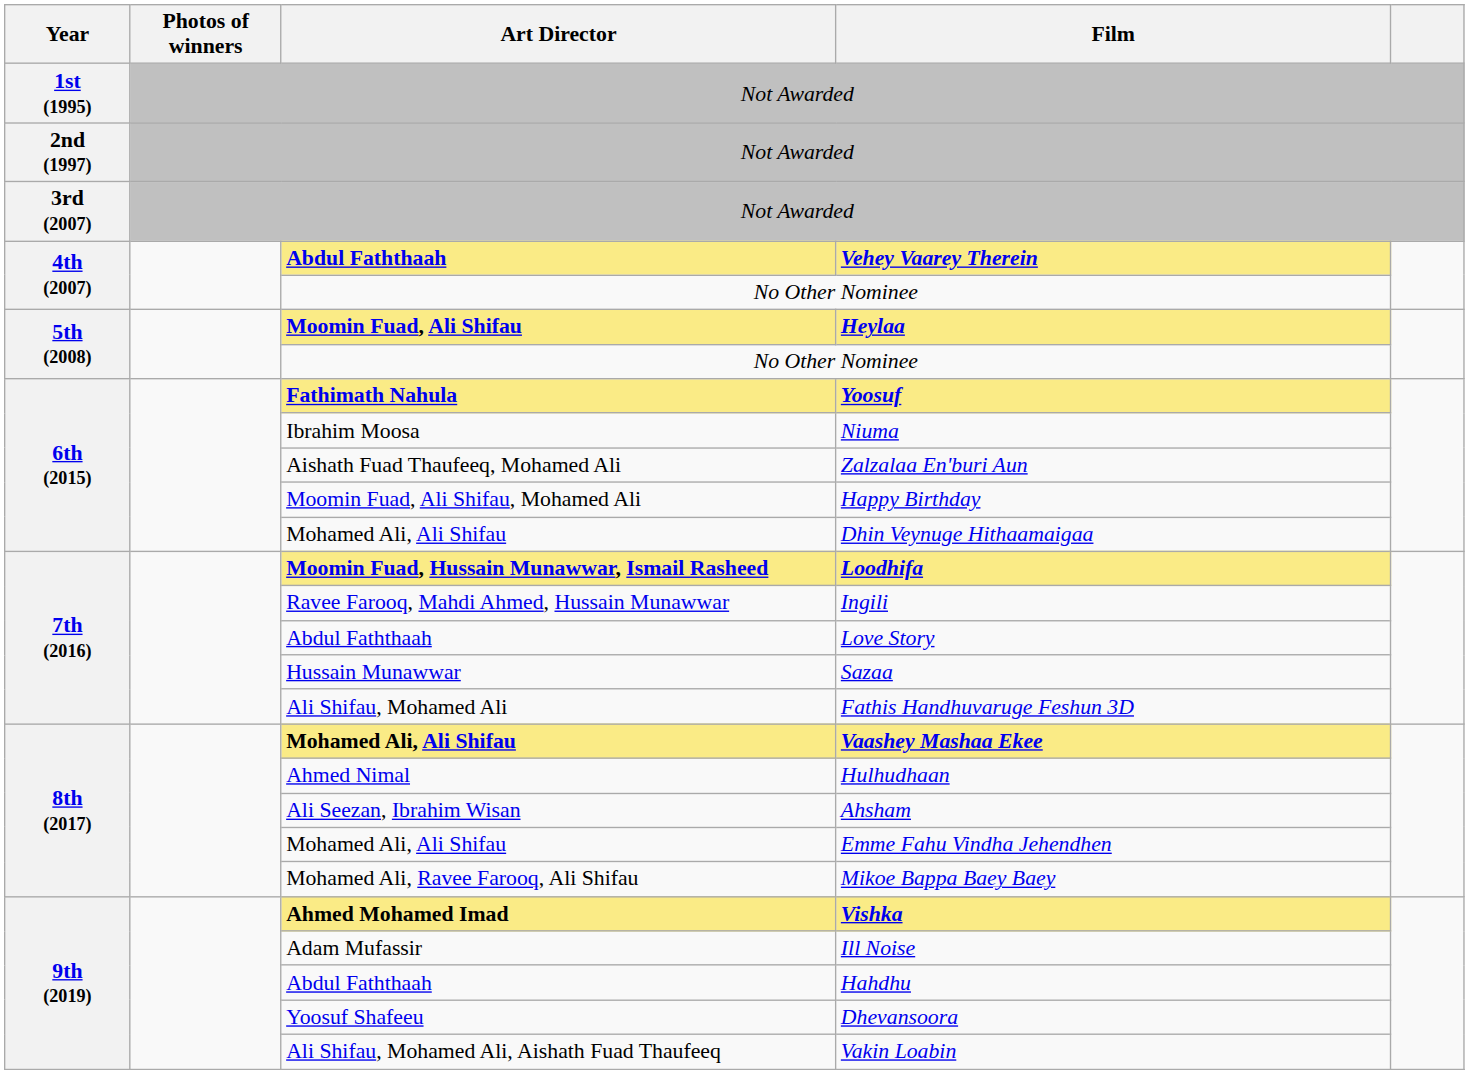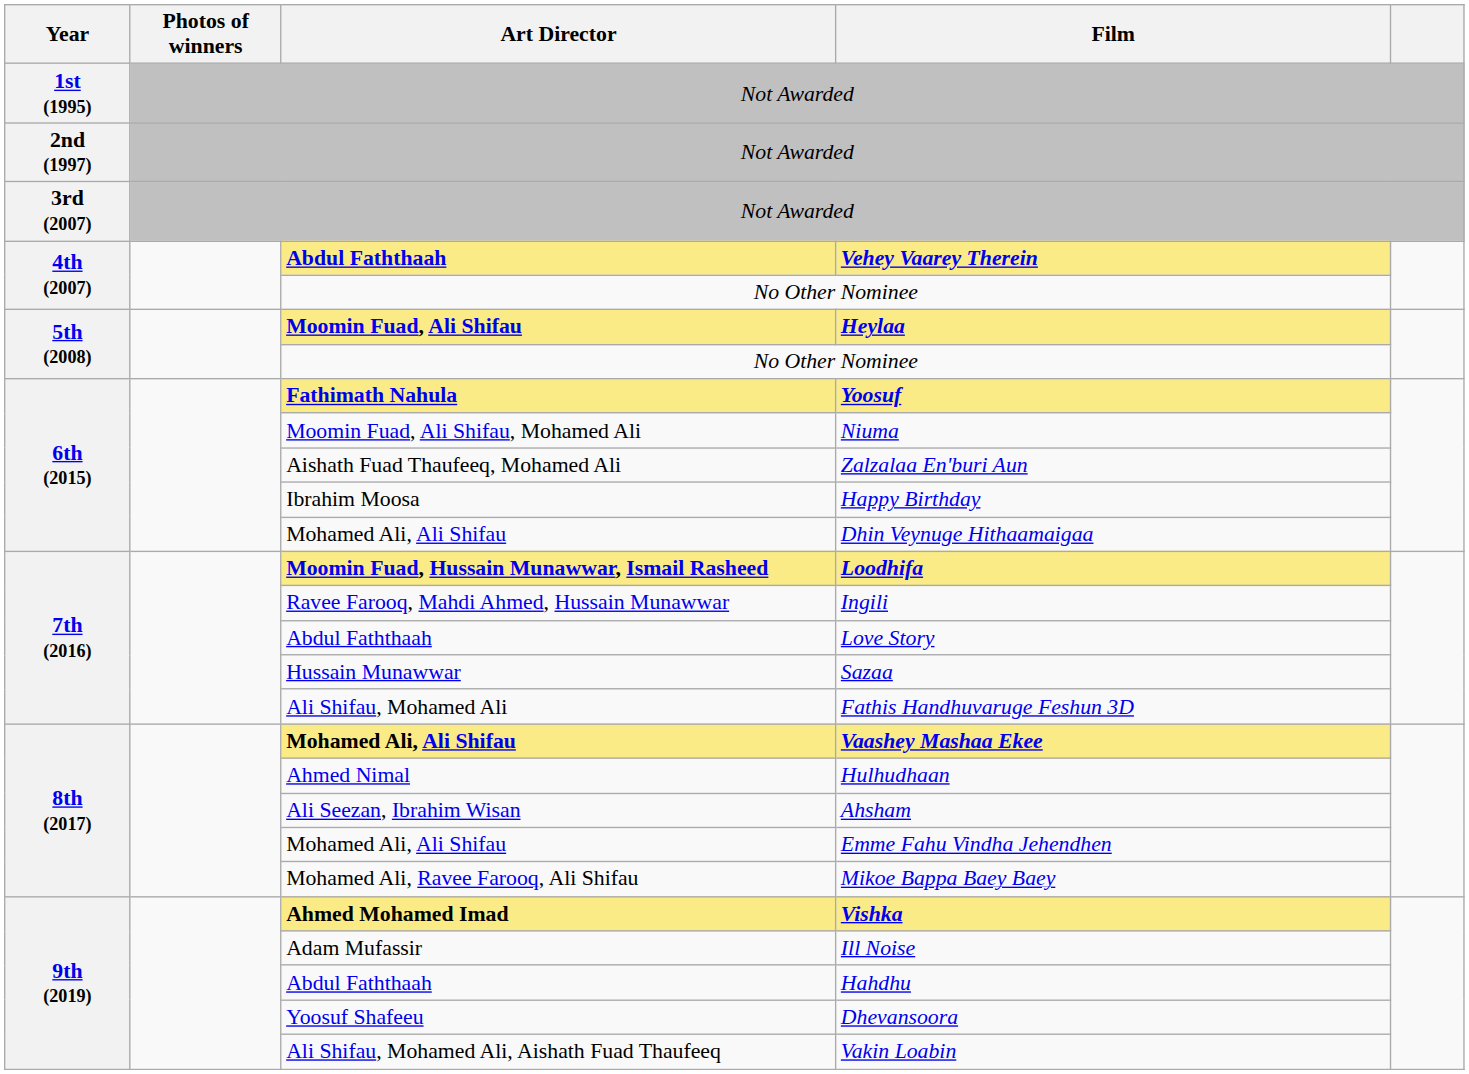(353, 430) Ibrahim Moosa -> (464, 430) Moomin Fuad, Ali Shifau, Mohamed Ali
(464, 499) Moomin Fuad, Ali Shifau, Mohamed Ali -> (353, 499) Ibrahim Moosa
